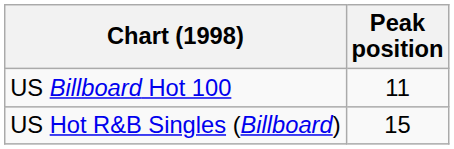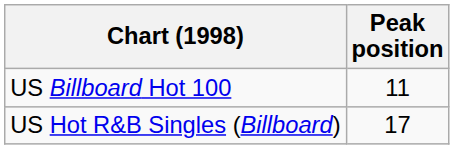(398, 125) 15 -> (398, 125) 17
